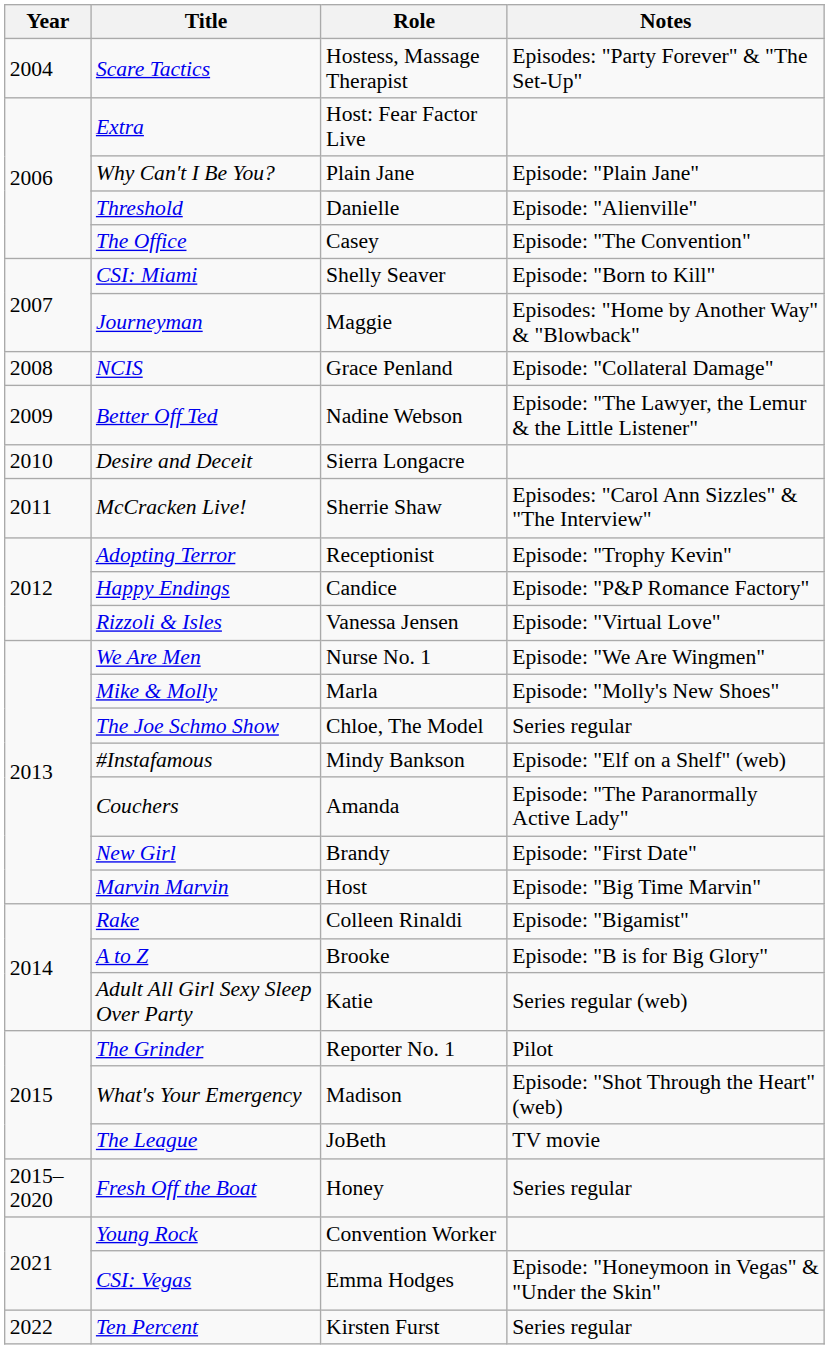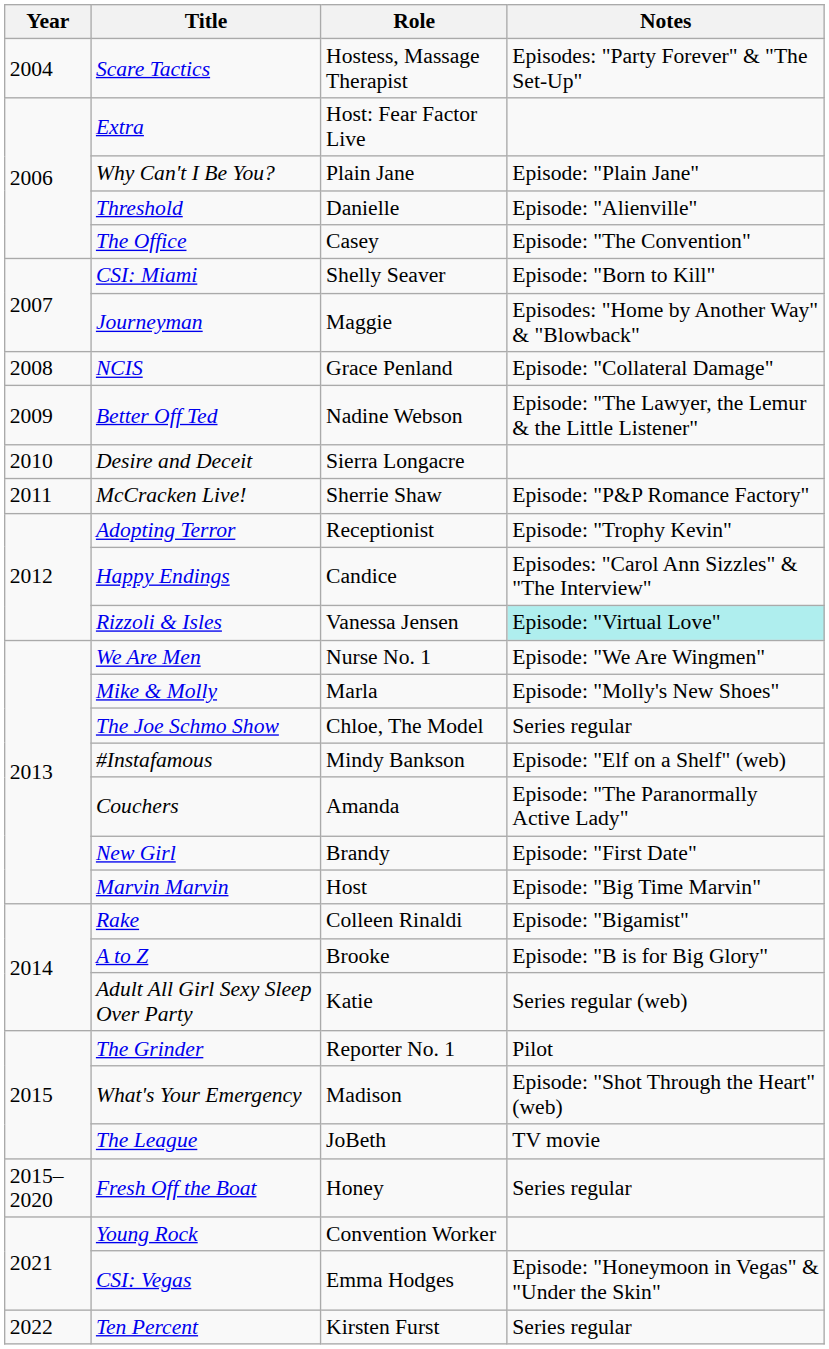(655, 507) Episodes: "Carol Ann Sizzles" & "The Interview" -> (661, 495) Episode: "P&P Romance Factory"
(661, 588) Episode: "P&P Romance Factory" -> (655, 576) Episodes: "Carol Ann Sizzles" & "The Interview"
(616, 622) no background -> (616, 622) paleturquoise background
